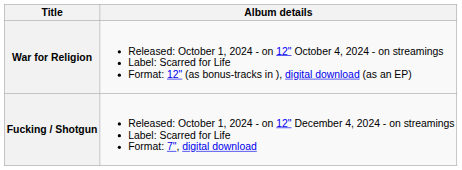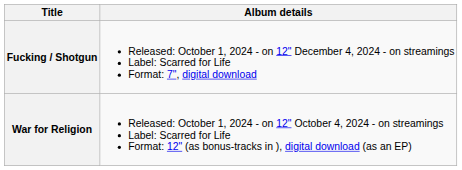rows swapped: (52, 57) <-> (52, 129)
